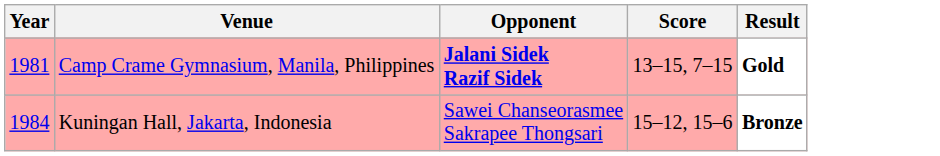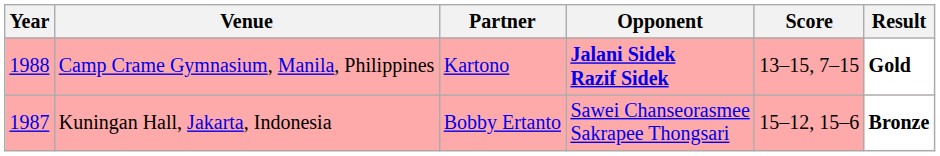+ column: (502, 21)
(29, 66) 1981 -> (29, 66) 1988
(29, 122) 1984 -> (29, 122) 1987
